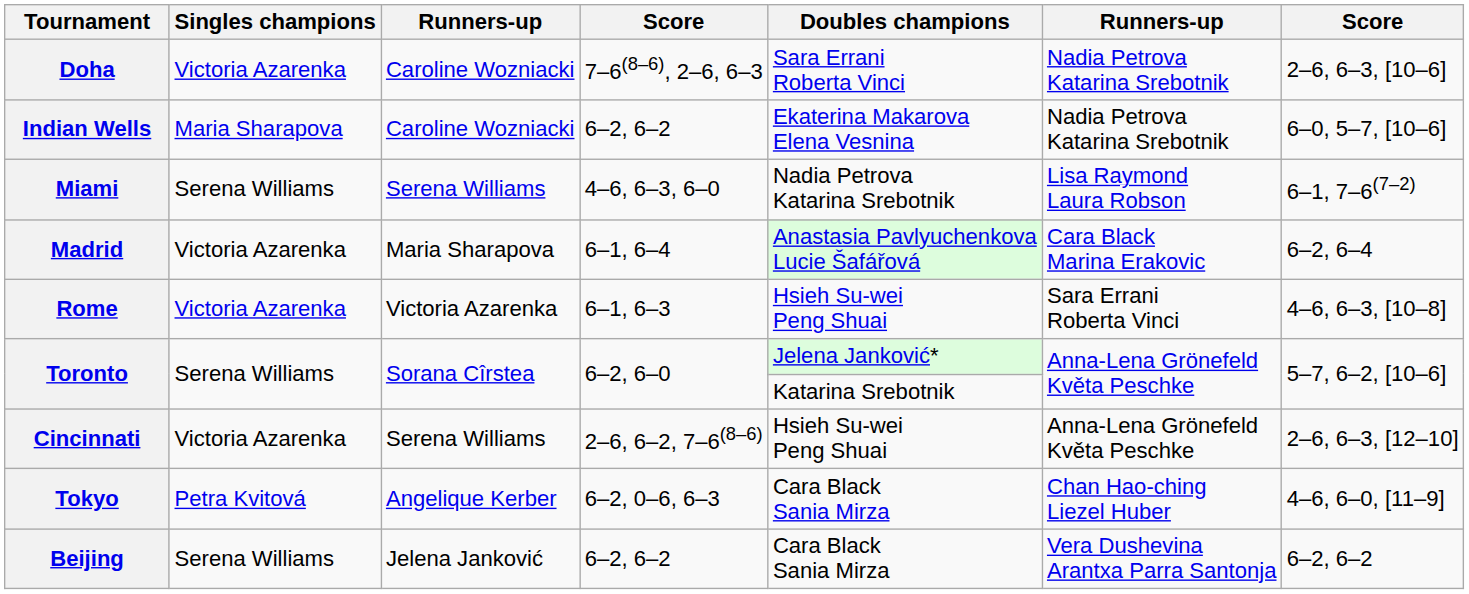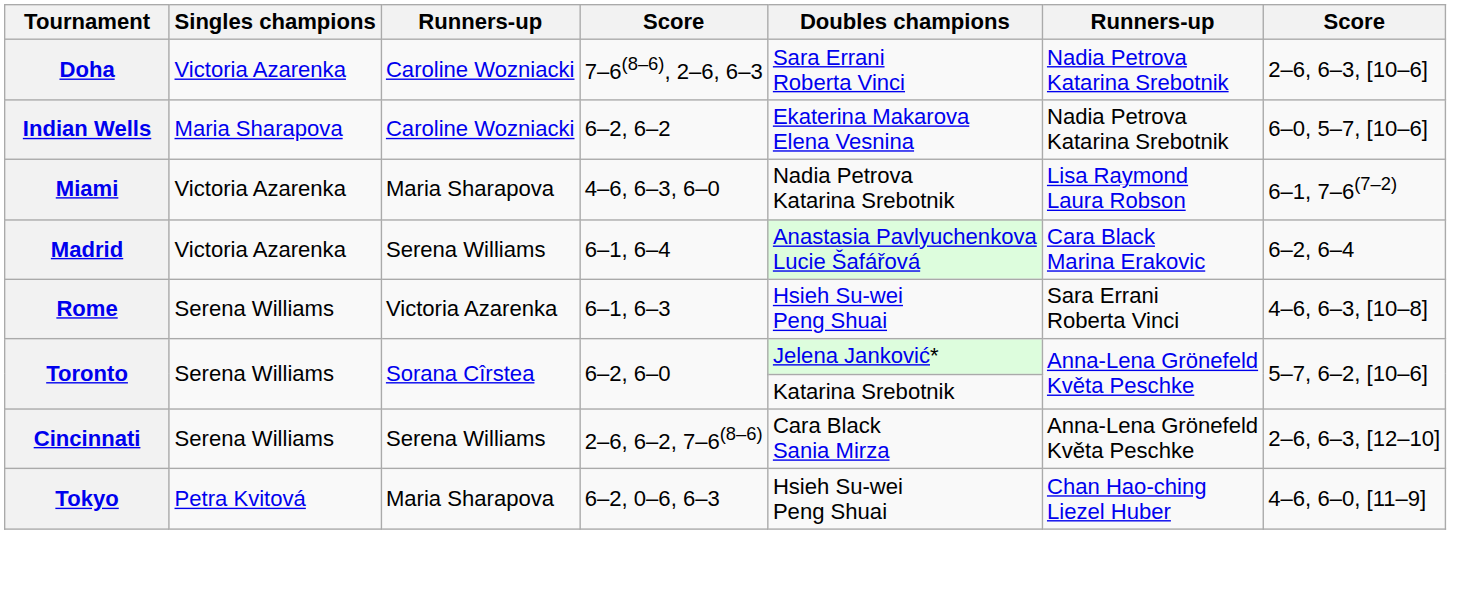(254, 189) Serena Williams -> (260, 189) Victoria Azarenka
(466, 189) Serena Williams -> (470, 189) Maria Sharapova
(470, 249) Maria Sharapova -> (466, 249) Serena Williams
(260, 308) Victoria Azarenka -> (254, 308) Serena Williams
(260, 438) Victoria Azarenka -> (254, 438) Serena Williams
(838, 438) Hsieh Su-wei Peng Shuai -> (831, 438) Cara Black Sania Mirza
(471, 498) Angelique Kerber -> (470, 498) Maria Sharapova
(831, 498) Cara Black Sania Mirza -> (838, 498) Hsieh Su-wei Peng Shuai
- row: (87, 558)
